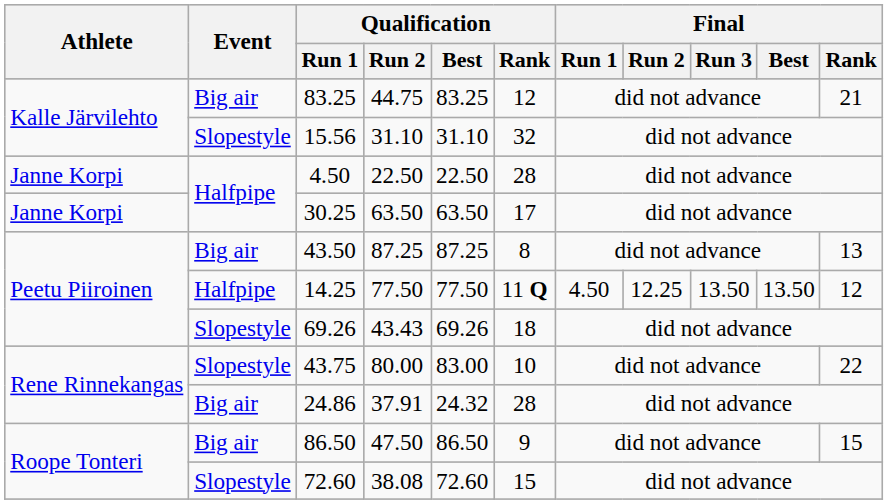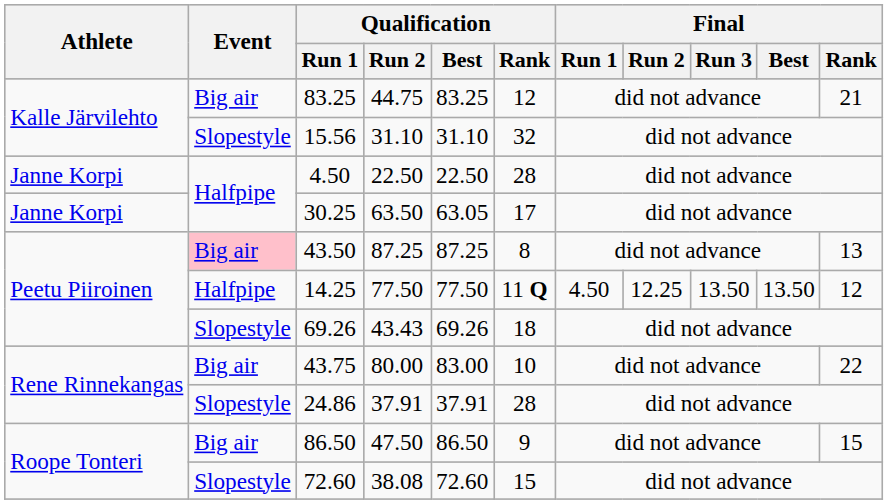(462, 213) 63.50 -> (462, 213) 63.05
(226, 251) no background -> (226, 251) pink background
(242, 366) Slopestyle -> (226, 366) Big air
(226, 404) Big air -> (242, 404) Slopestyle
(462, 404) 24.32 -> (462, 404) 37.91
